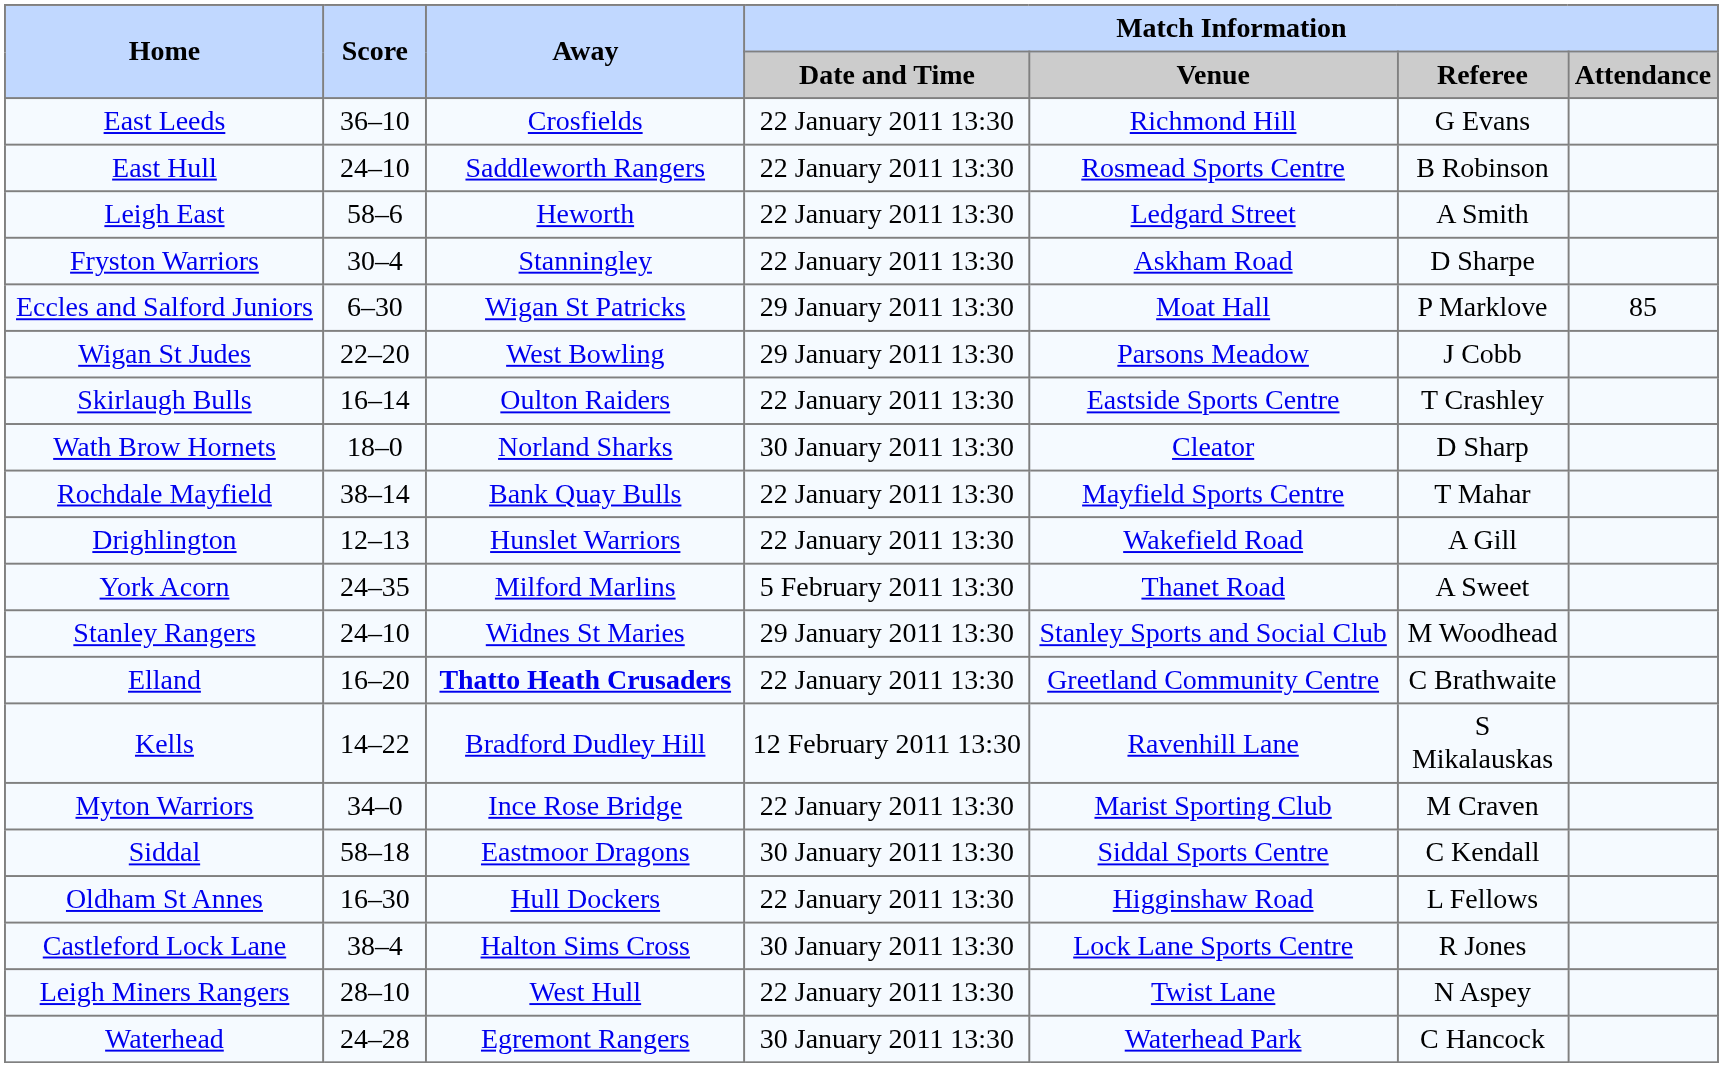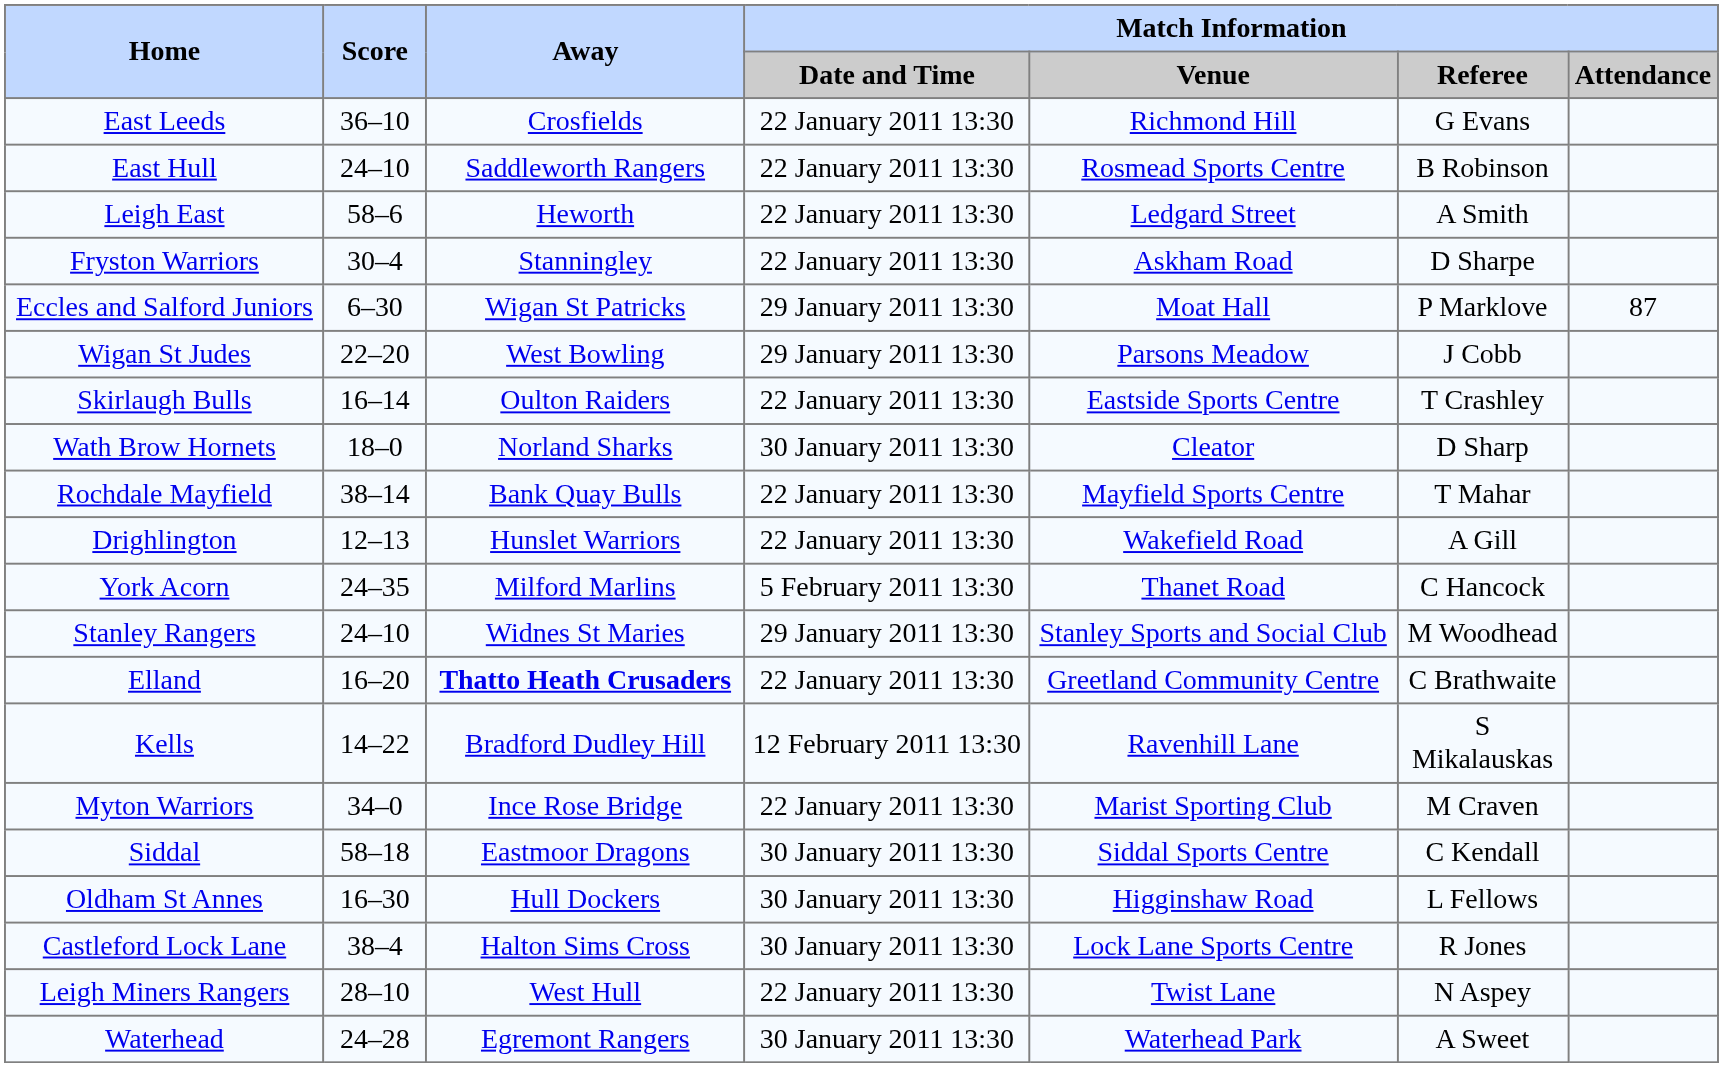(1643, 307) 85 -> (1643, 307) 87
(1482, 586) A Sweet -> (1482, 586) C Hancock
(887, 898) 22 January 2011 13:30 -> (887, 898) 30 January 2011 13:30
(1482, 1038) C Hancock -> (1482, 1038) A Sweet
